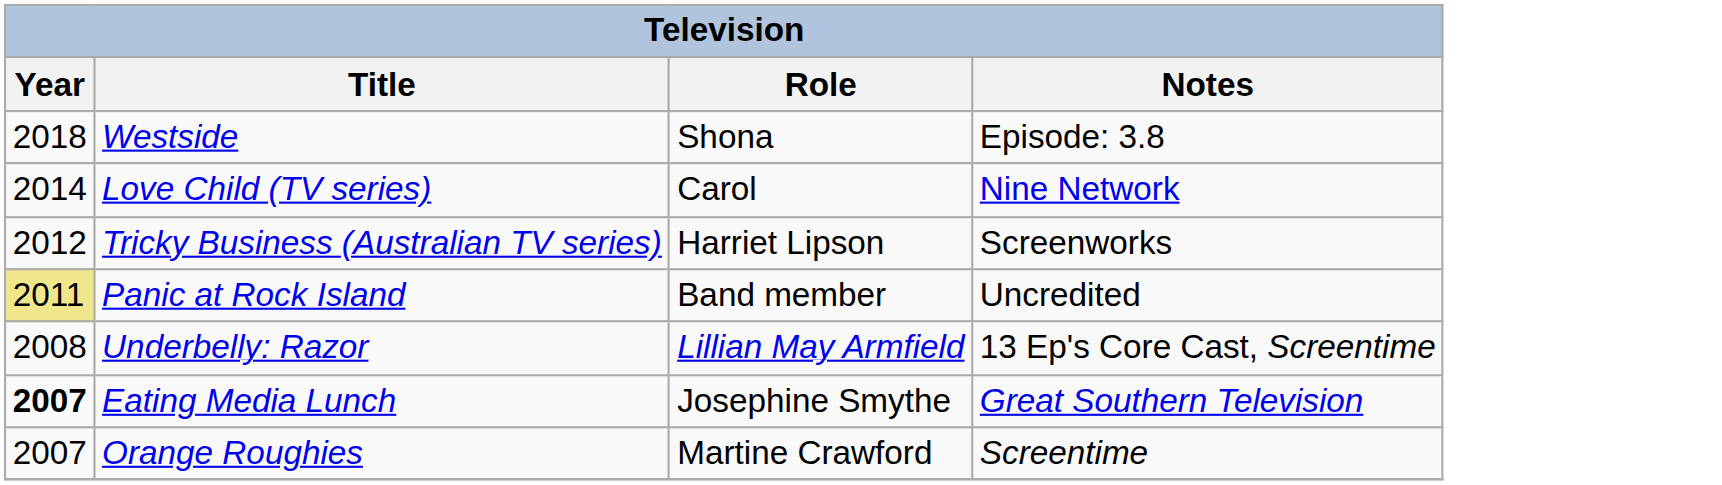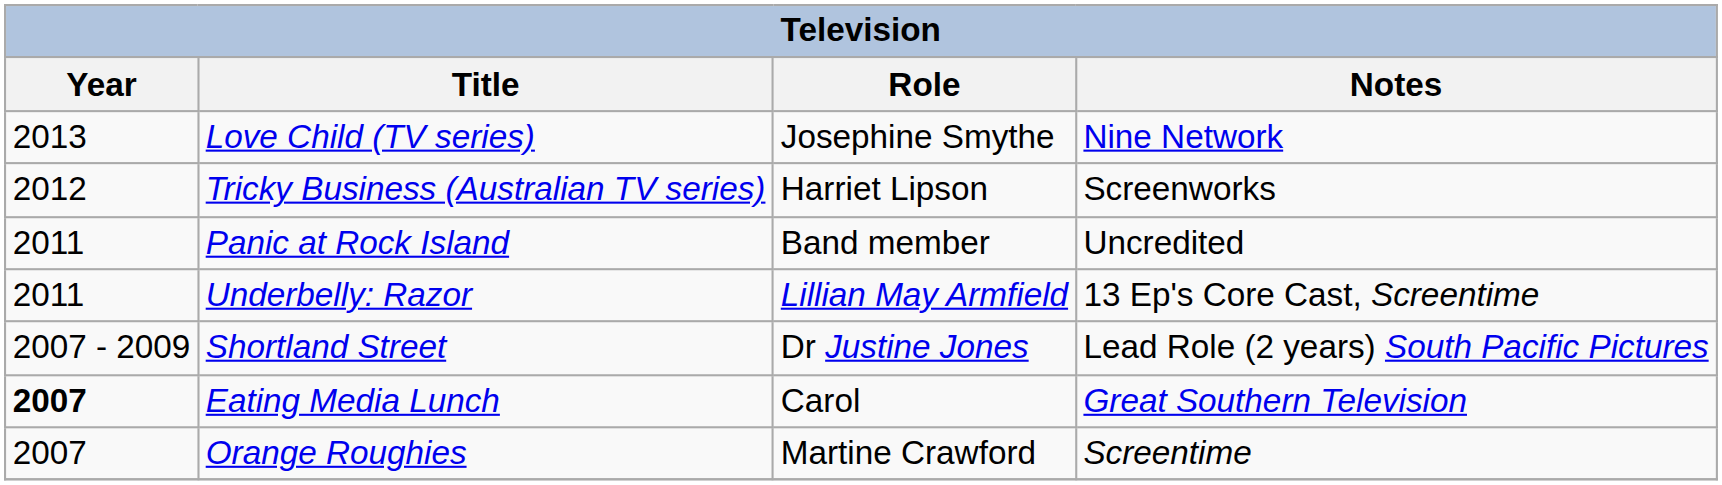- row: (170, 136)
(50, 189) 2014 -> (50, 136) 2013
(717, 189) Carol -> (918, 136) Josephine Smythe
(48, 294) khaki background -> (48, 242) no background
(50, 347) 2008 -> (48, 294) 2011
+ row: (326, 347)
(814, 400) Josephine Smythe -> (821, 400) Carol
